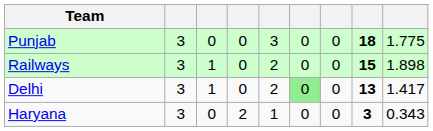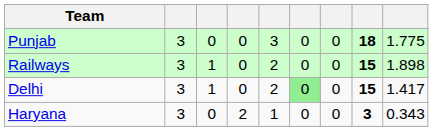(367, 89) 13 -> (367, 89) 15
